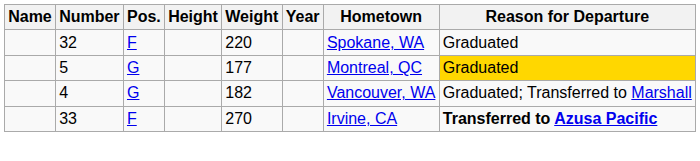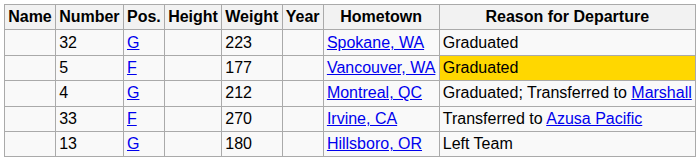(132, 42) F -> (133, 42) G
(239, 42) 220 -> (239, 42) 223
(133, 67) G -> (132, 67) F
(374, 67) Montreal, QC -> (381, 67) Vancouver, WA
(239, 93) 182 -> (239, 93) 212
(381, 93) Vancouver, WA -> (374, 93) Montreal, QC
(550, 118) bold -> (543, 118) normal
+ row: (68, 144)
